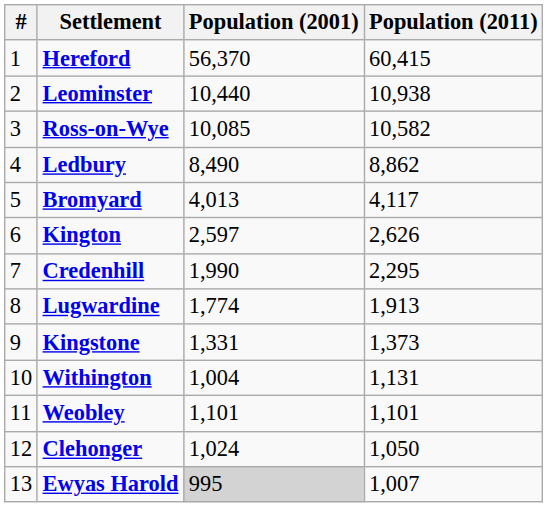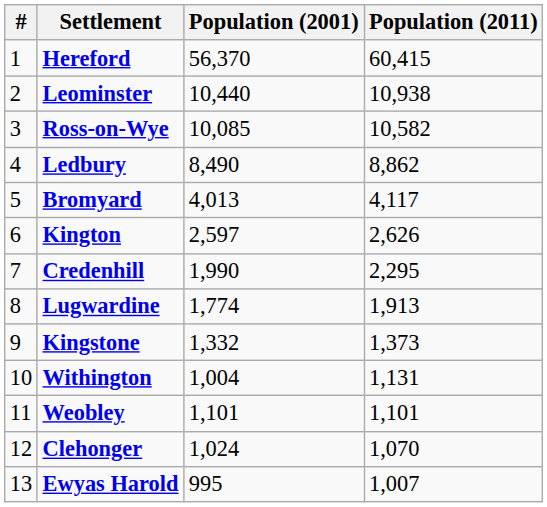(214, 341) 1,331 -> (214, 341) 1,332
(394, 448) 1,050 -> (394, 448) 1,070
(206, 484) lightgrey background -> (206, 484) no background
